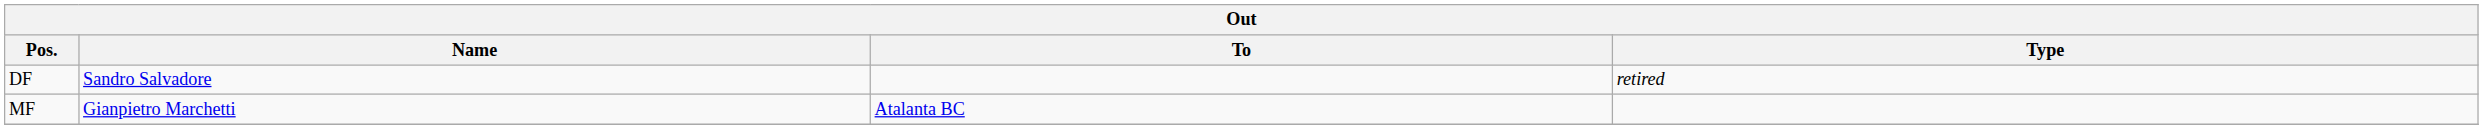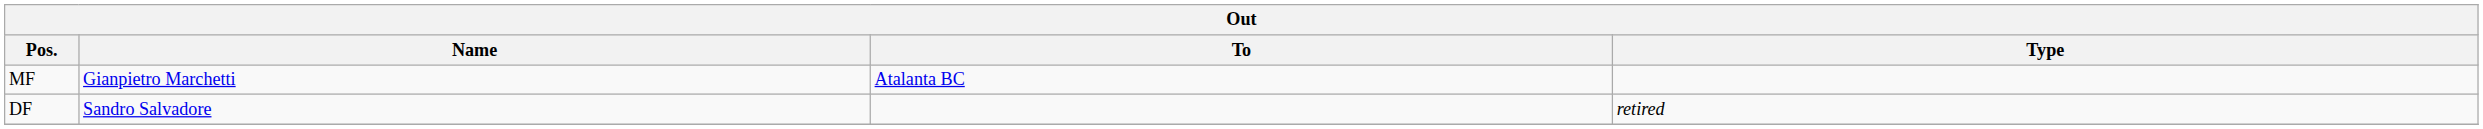rows swapped: (20, 79) <-> (22, 109)
